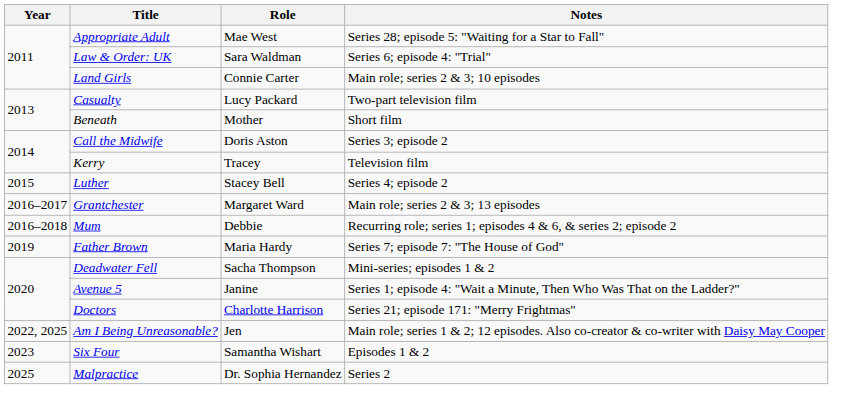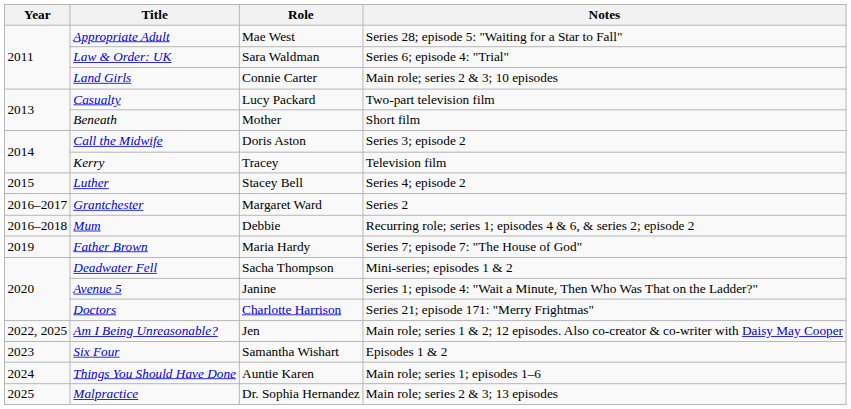(444, 204) Main role; series 2 & 3; 13 episodes -> (387, 204) Series 2
+ row: (155, 373)
(369, 373) Series 2 -> (462, 394) Main role; series 2 & 3; 13 episodes
